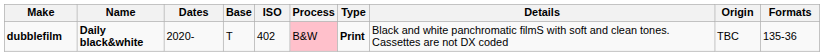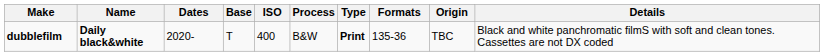columns swapped: (542, 13) <-> (790, 13)
(266, 36) 402 -> (266, 36) 400
(305, 36) pink background -> (305, 36) no background
